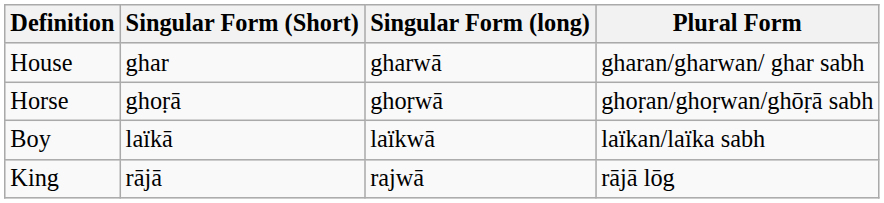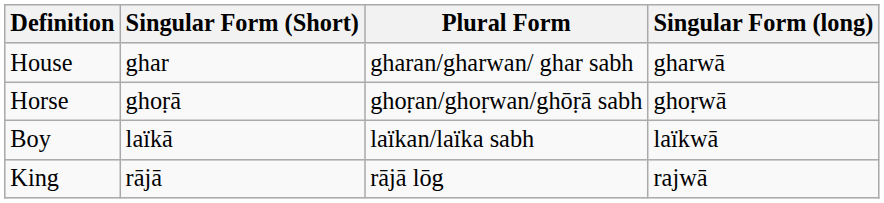columns swapped: (480, 23) <-> (737, 23)
